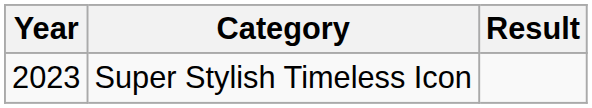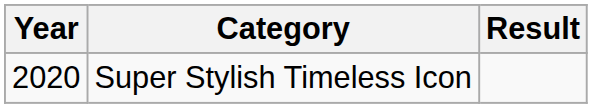(46, 77) 2023 -> (46, 77) 2020
